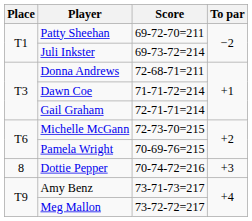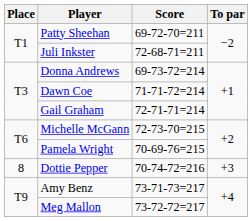(170, 52) 69-73-72=214 -> (170, 52) 72-68-71=211
(170, 71) 72-68-71=211 -> (170, 71) 69-73-72=214
